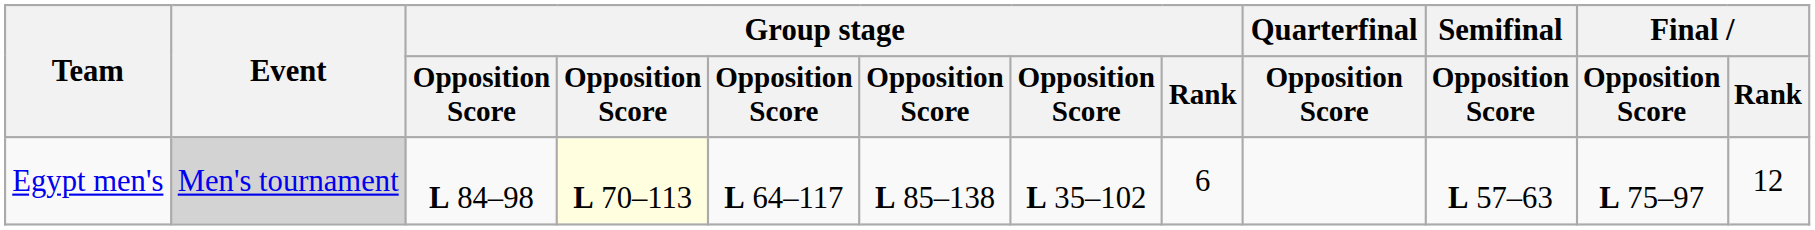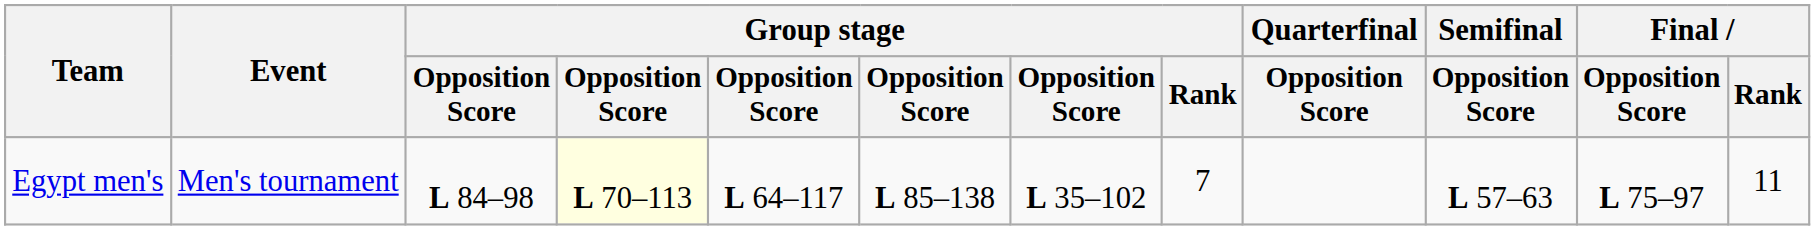(288, 180) lightgrey background -> (288, 180) no background
(1203, 180) 6 -> (1203, 180) 7
(1768, 180) 12 -> (1768, 180) 11
